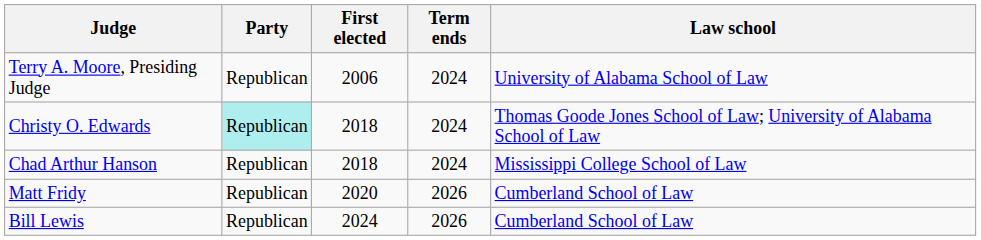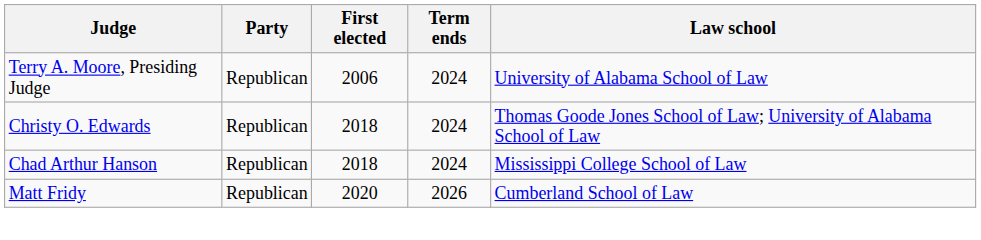(267, 125) paleturquoise background -> (267, 125) no background
- row: (46, 221)
